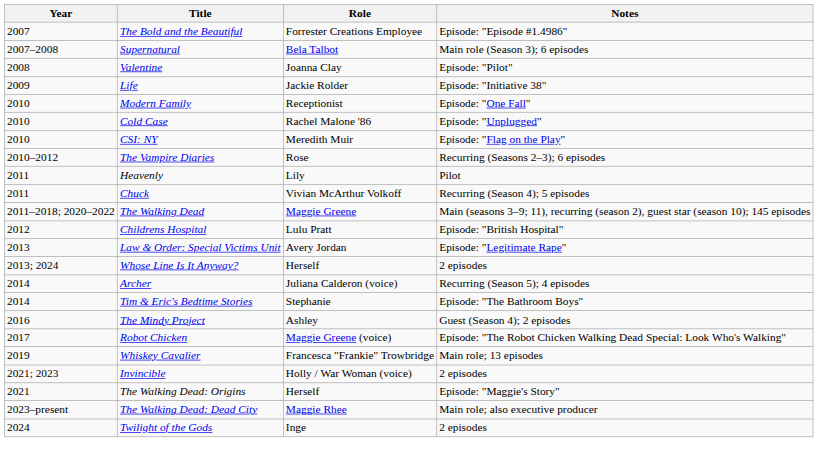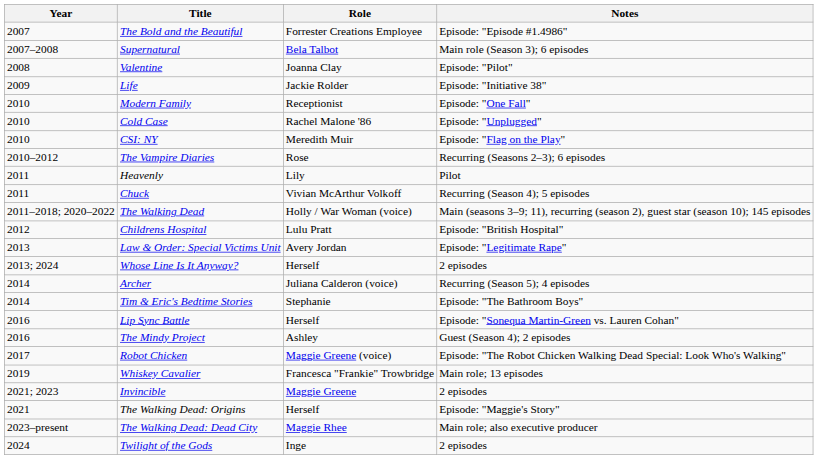(321, 211) Maggie Greene -> (349, 211) Holly / War Woman (voice)
+ row: (155, 319)
(349, 373) Holly / War Woman (voice) -> (321, 391) Maggie Greene
